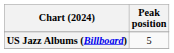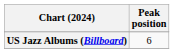(149, 40) 5 -> (149, 40) 6
